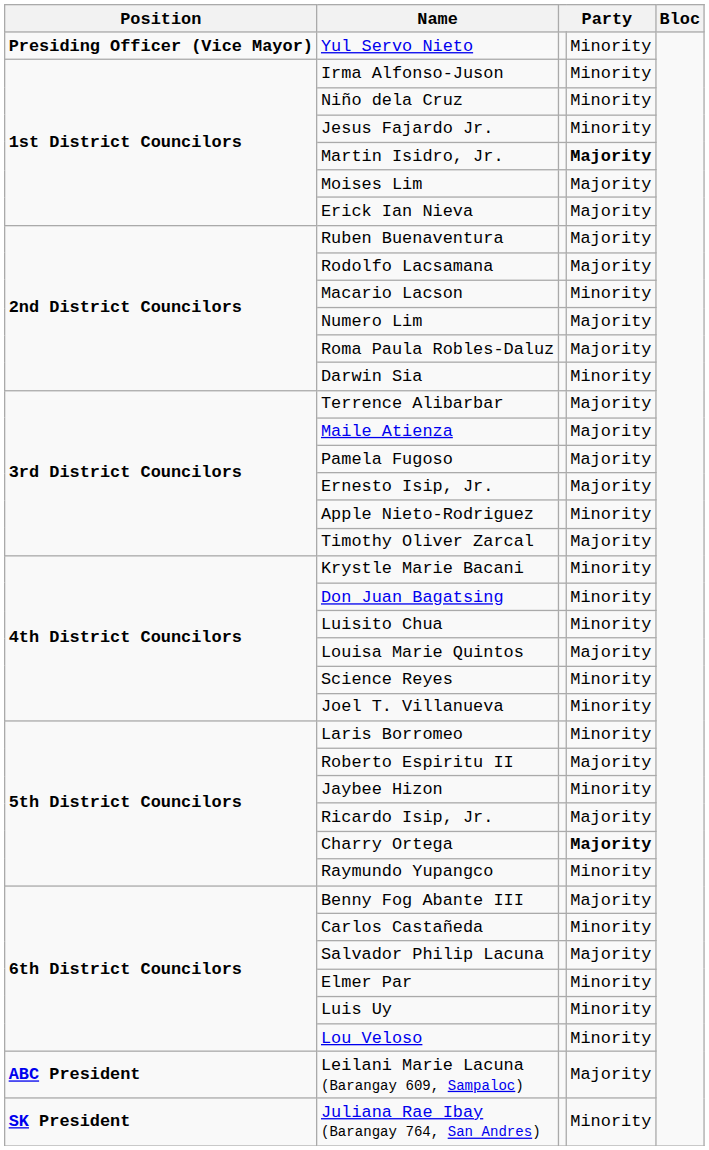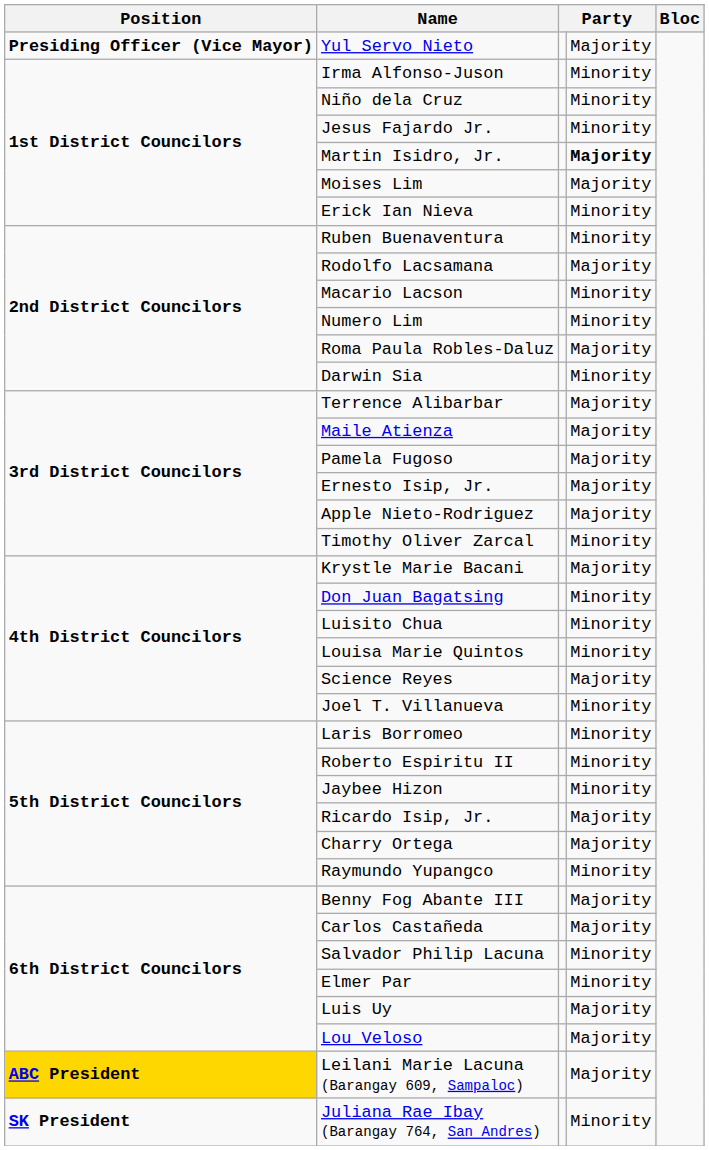(611, 46) Minority -> (611, 46) Majority
(611, 211) Majority -> (611, 211) Minority
(611, 239) Majority -> (611, 239) Minority
(611, 321) Majority -> (611, 321) Minority
(611, 514) Minority -> (611, 514) Majority
(611, 542) Majority -> (611, 542) Minority
(611, 569) Minority -> (611, 569) Majority
(611, 652) Majority -> (611, 652) Minority
(611, 679) Minority -> (611, 679) Majority
(611, 762) Majority -> (611, 762) Minority
(611, 845) bold -> (611, 845) normal
(611, 927) Minority -> (611, 927) Majority
(611, 955) Majority -> (611, 955) Minority
(611, 1010) Minority -> (611, 1010) Majority
(611, 1038) Minority -> (611, 1038) Majority
(75, 1075) no background -> (75, 1075) gold background
